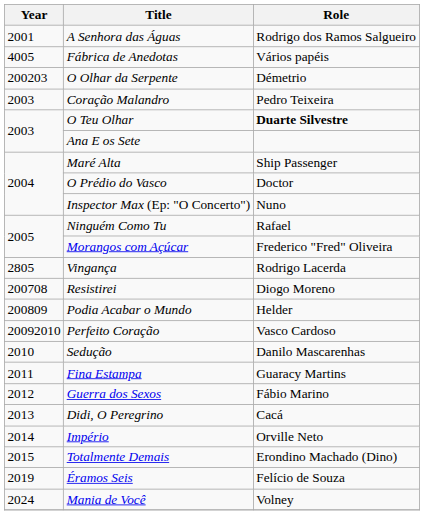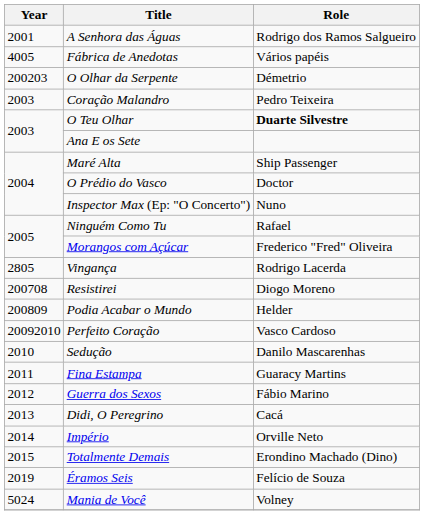(21, 499) 2024 -> (21, 499) 5024
